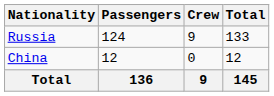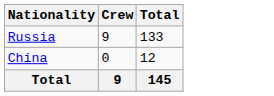- column: (141, 15)
